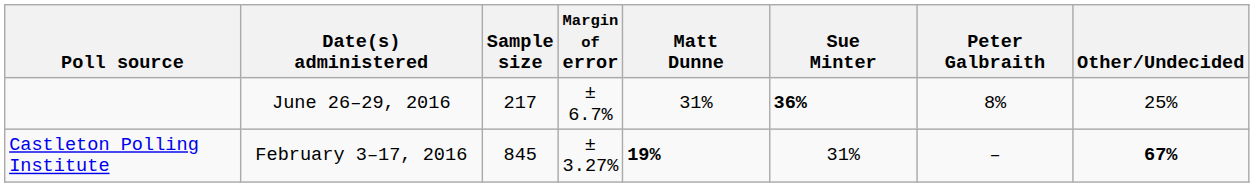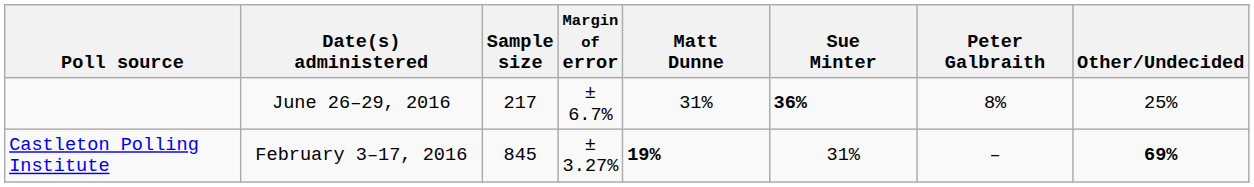(1161, 156) 67% -> (1161, 156) 69%
